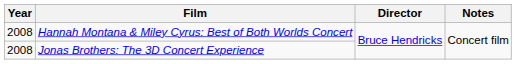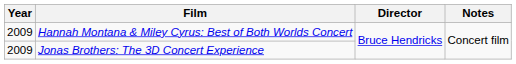(20, 31) 2008 -> (20, 31) 2009
(20, 50) 2008 -> (20, 50) 2009
